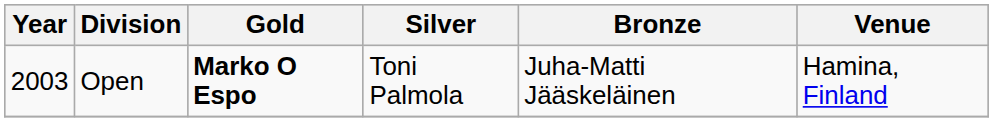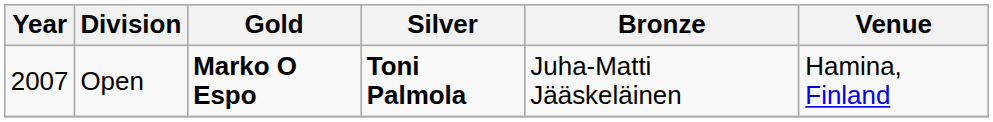(40, 80) 2003 -> (40, 80) 2007
(416, 80) normal -> (416, 80) bold
